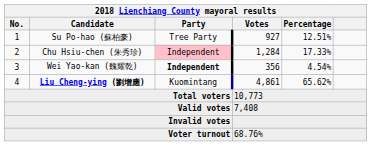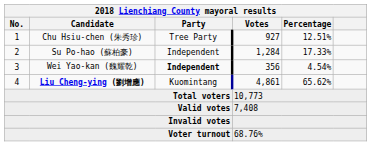(92, 37) Su Po-hao (蘇柏豪) -> (92, 37) Chu Hsiu-chen (朱秀珍)
(92, 52) Chu Hsiu-chen (朱秀珍) -> (92, 52) Su Po-hao (蘇柏豪)
(193, 52) pink background -> (193, 52) no background
